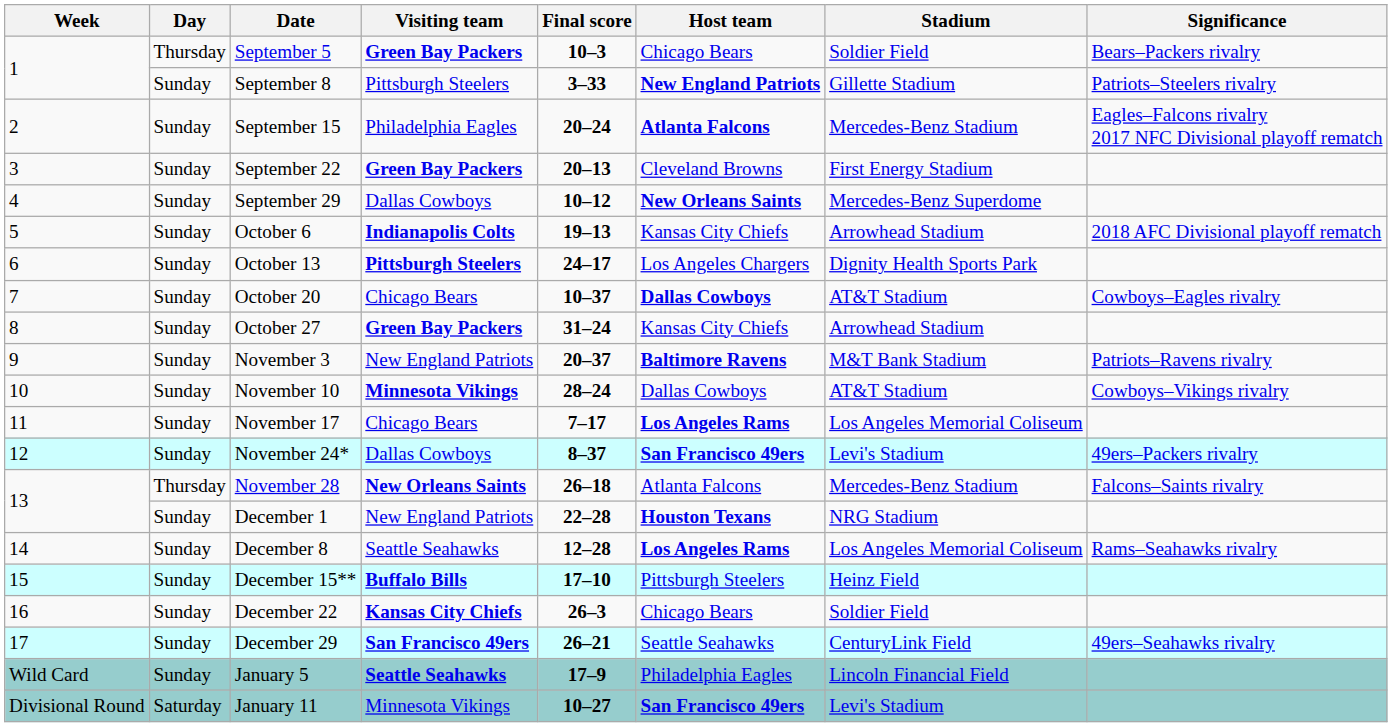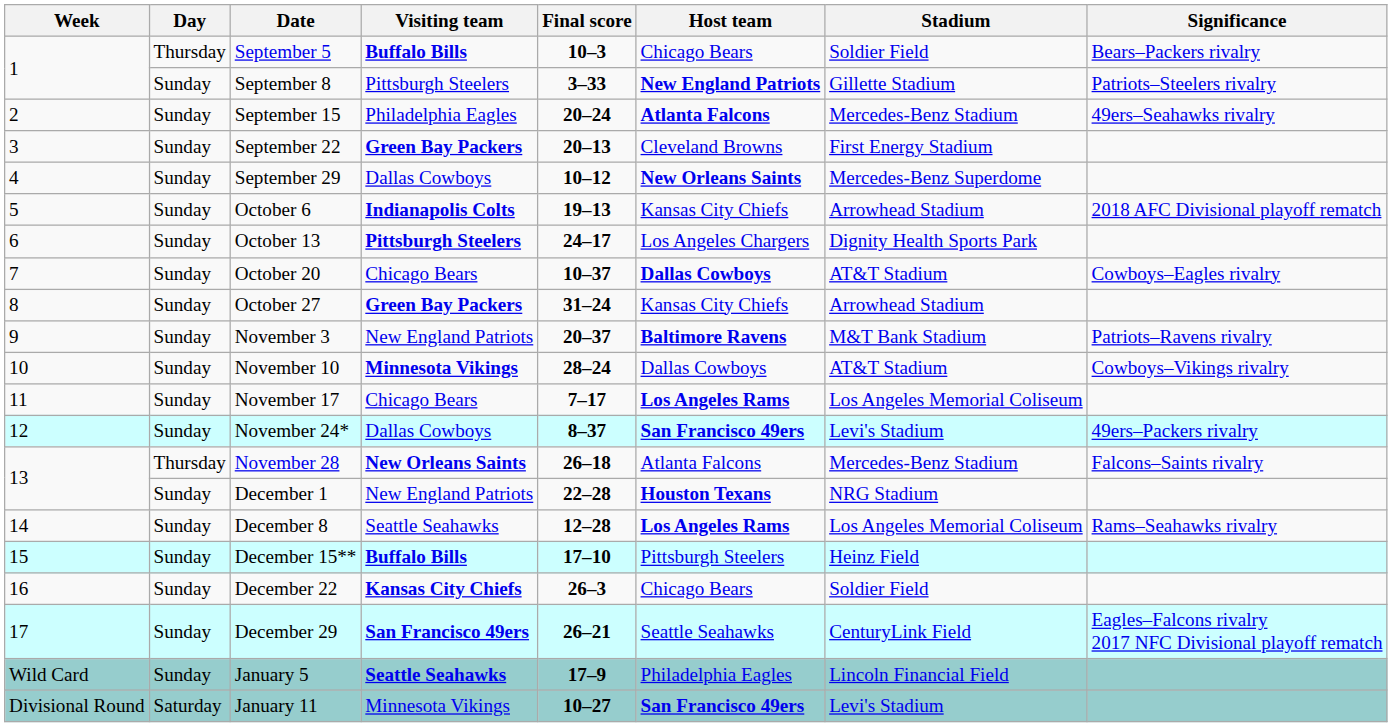(444, 52) Green Bay Packers -> (416, 52) Buffalo Bills
(1237, 126) Eagles–Falcons rivalry 2017 NFC Divisional playoff rematch -> (1183, 115) 49ers–Seahawks rivalry
(1183, 643) 49ers–Seahawks rivalry -> (1237, 631) Eagles–Falcons rivalry 2017 NFC Divisional playoff rematch
